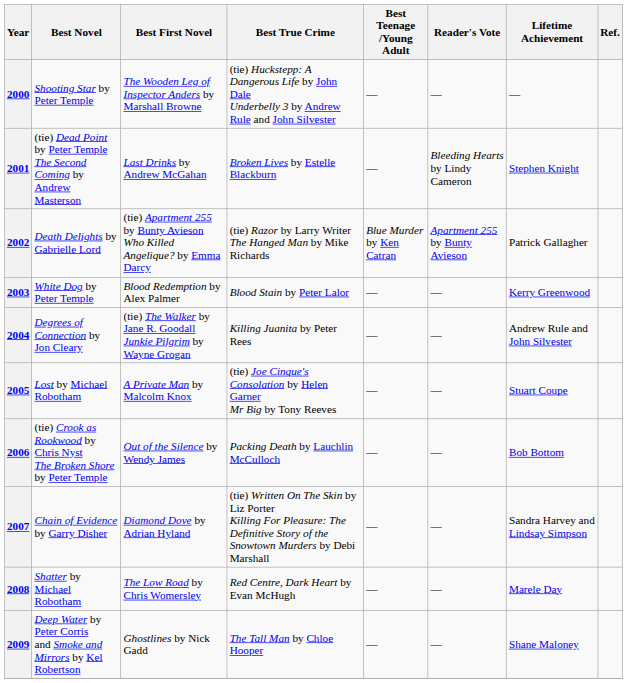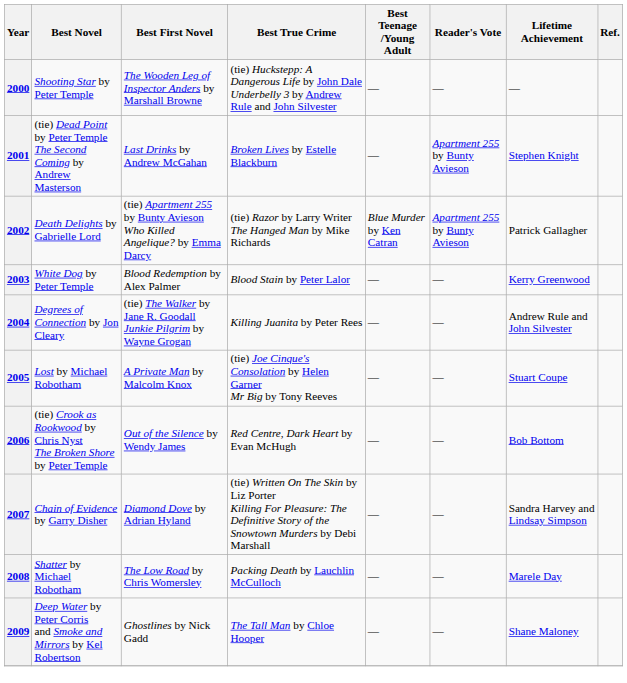(467, 168) Bleeding Hearts by Lindy Cameron -> (466, 156) Apartment 255 by Bunty Avieson
(291, 452) Packing Death by Lauchlin McCulloch -> (291, 440) Red Centre, Dark Heart by Evan McHugh
(291, 589) Red Centre, Dark Heart by Evan McHugh -> (292, 576) Packing Death by Lauchlin McCulloch
